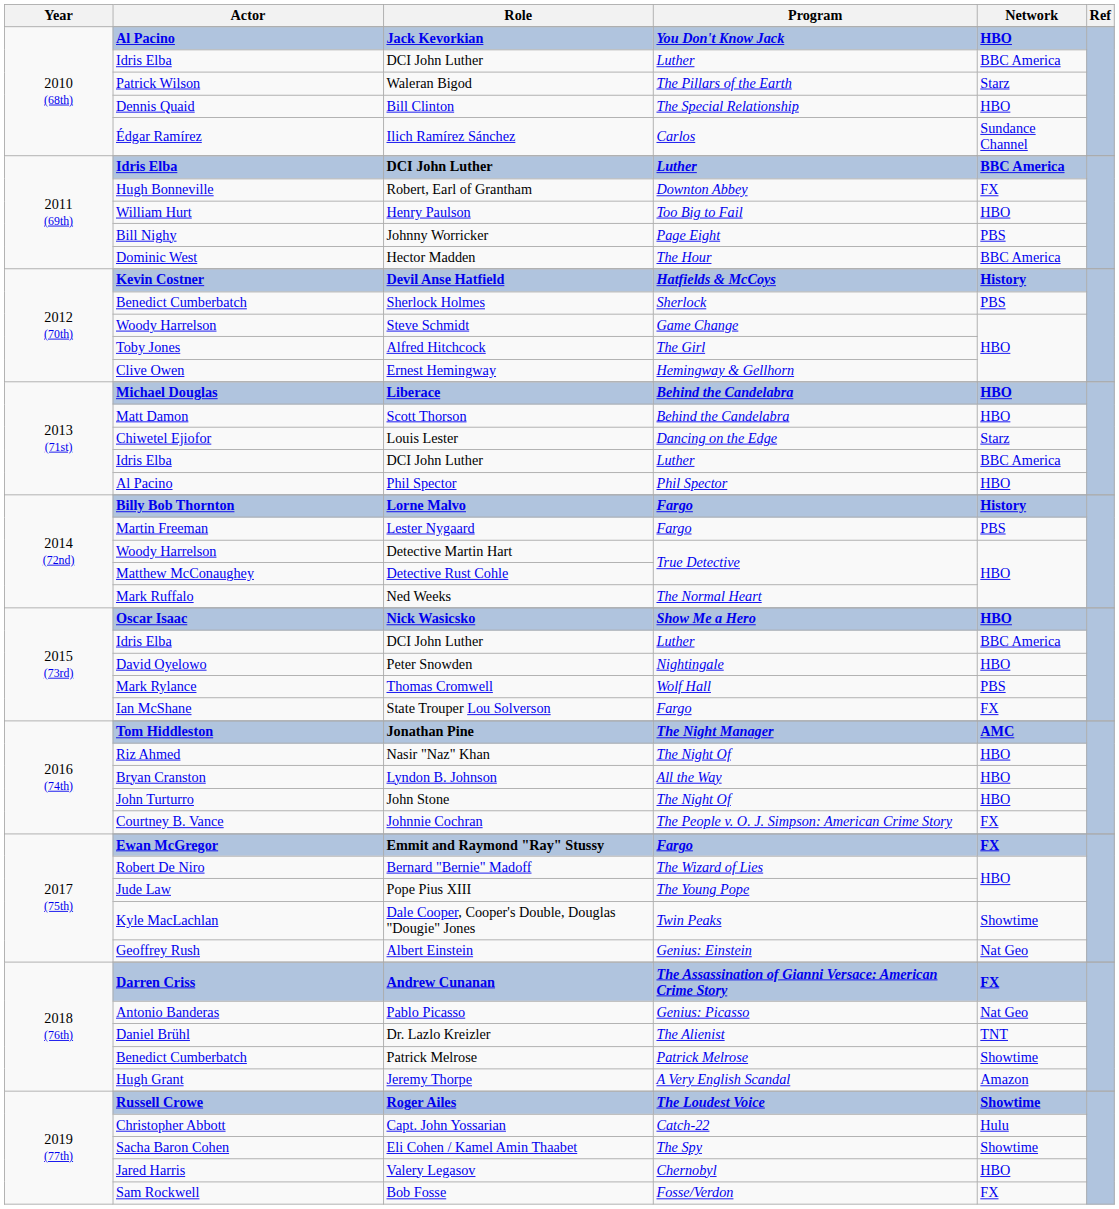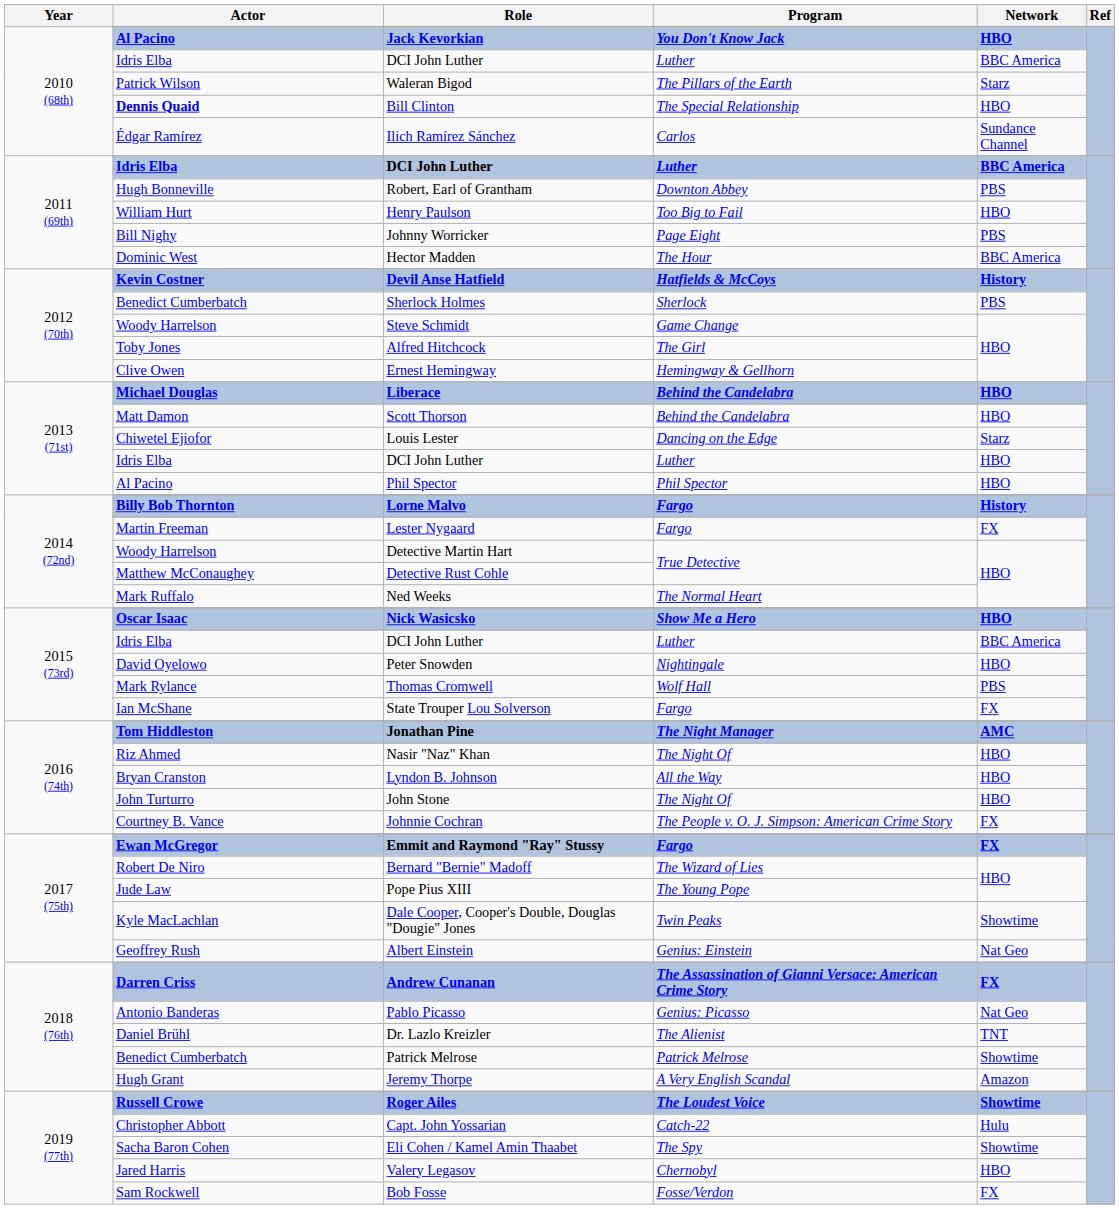(155, 106) normal -> (158, 106) bold
(989, 189) FX -> (993, 189) PBS
(1020, 460) BBC America -> (995, 460) HBO
(993, 528) PBS -> (989, 528) FX
